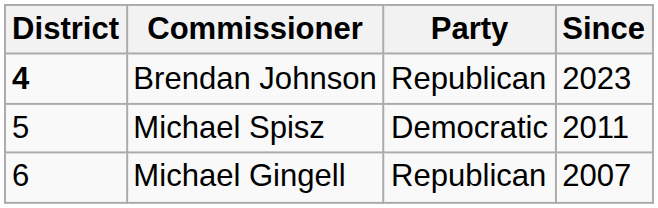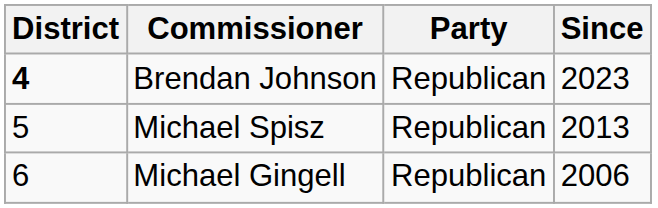(470, 127) Democratic -> (469, 127) Republican
(596, 127) 2011 -> (595, 127) 2013
(597, 176) 2007 -> (595, 176) 2006
